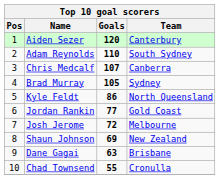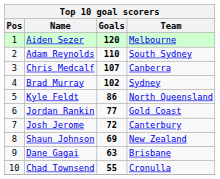(155, 40) Canterbury -> (153, 40) Melbourne
(112, 82) 105 -> (112, 82) 102
(153, 125) Melbourne -> (155, 125) Canterbury
